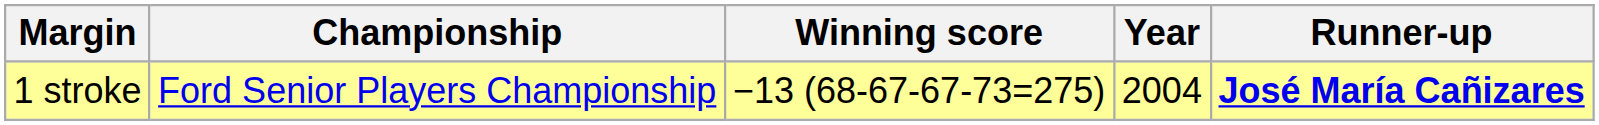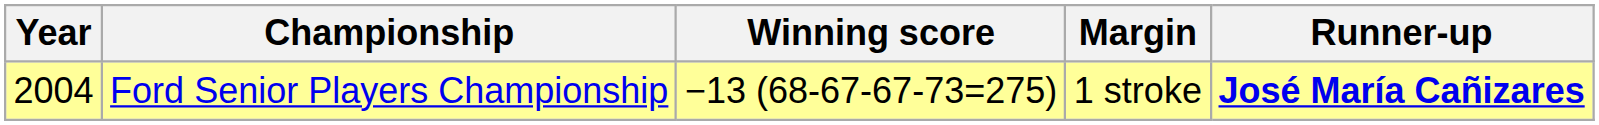columns swapped: (1162, 33) <-> (77, 33)
